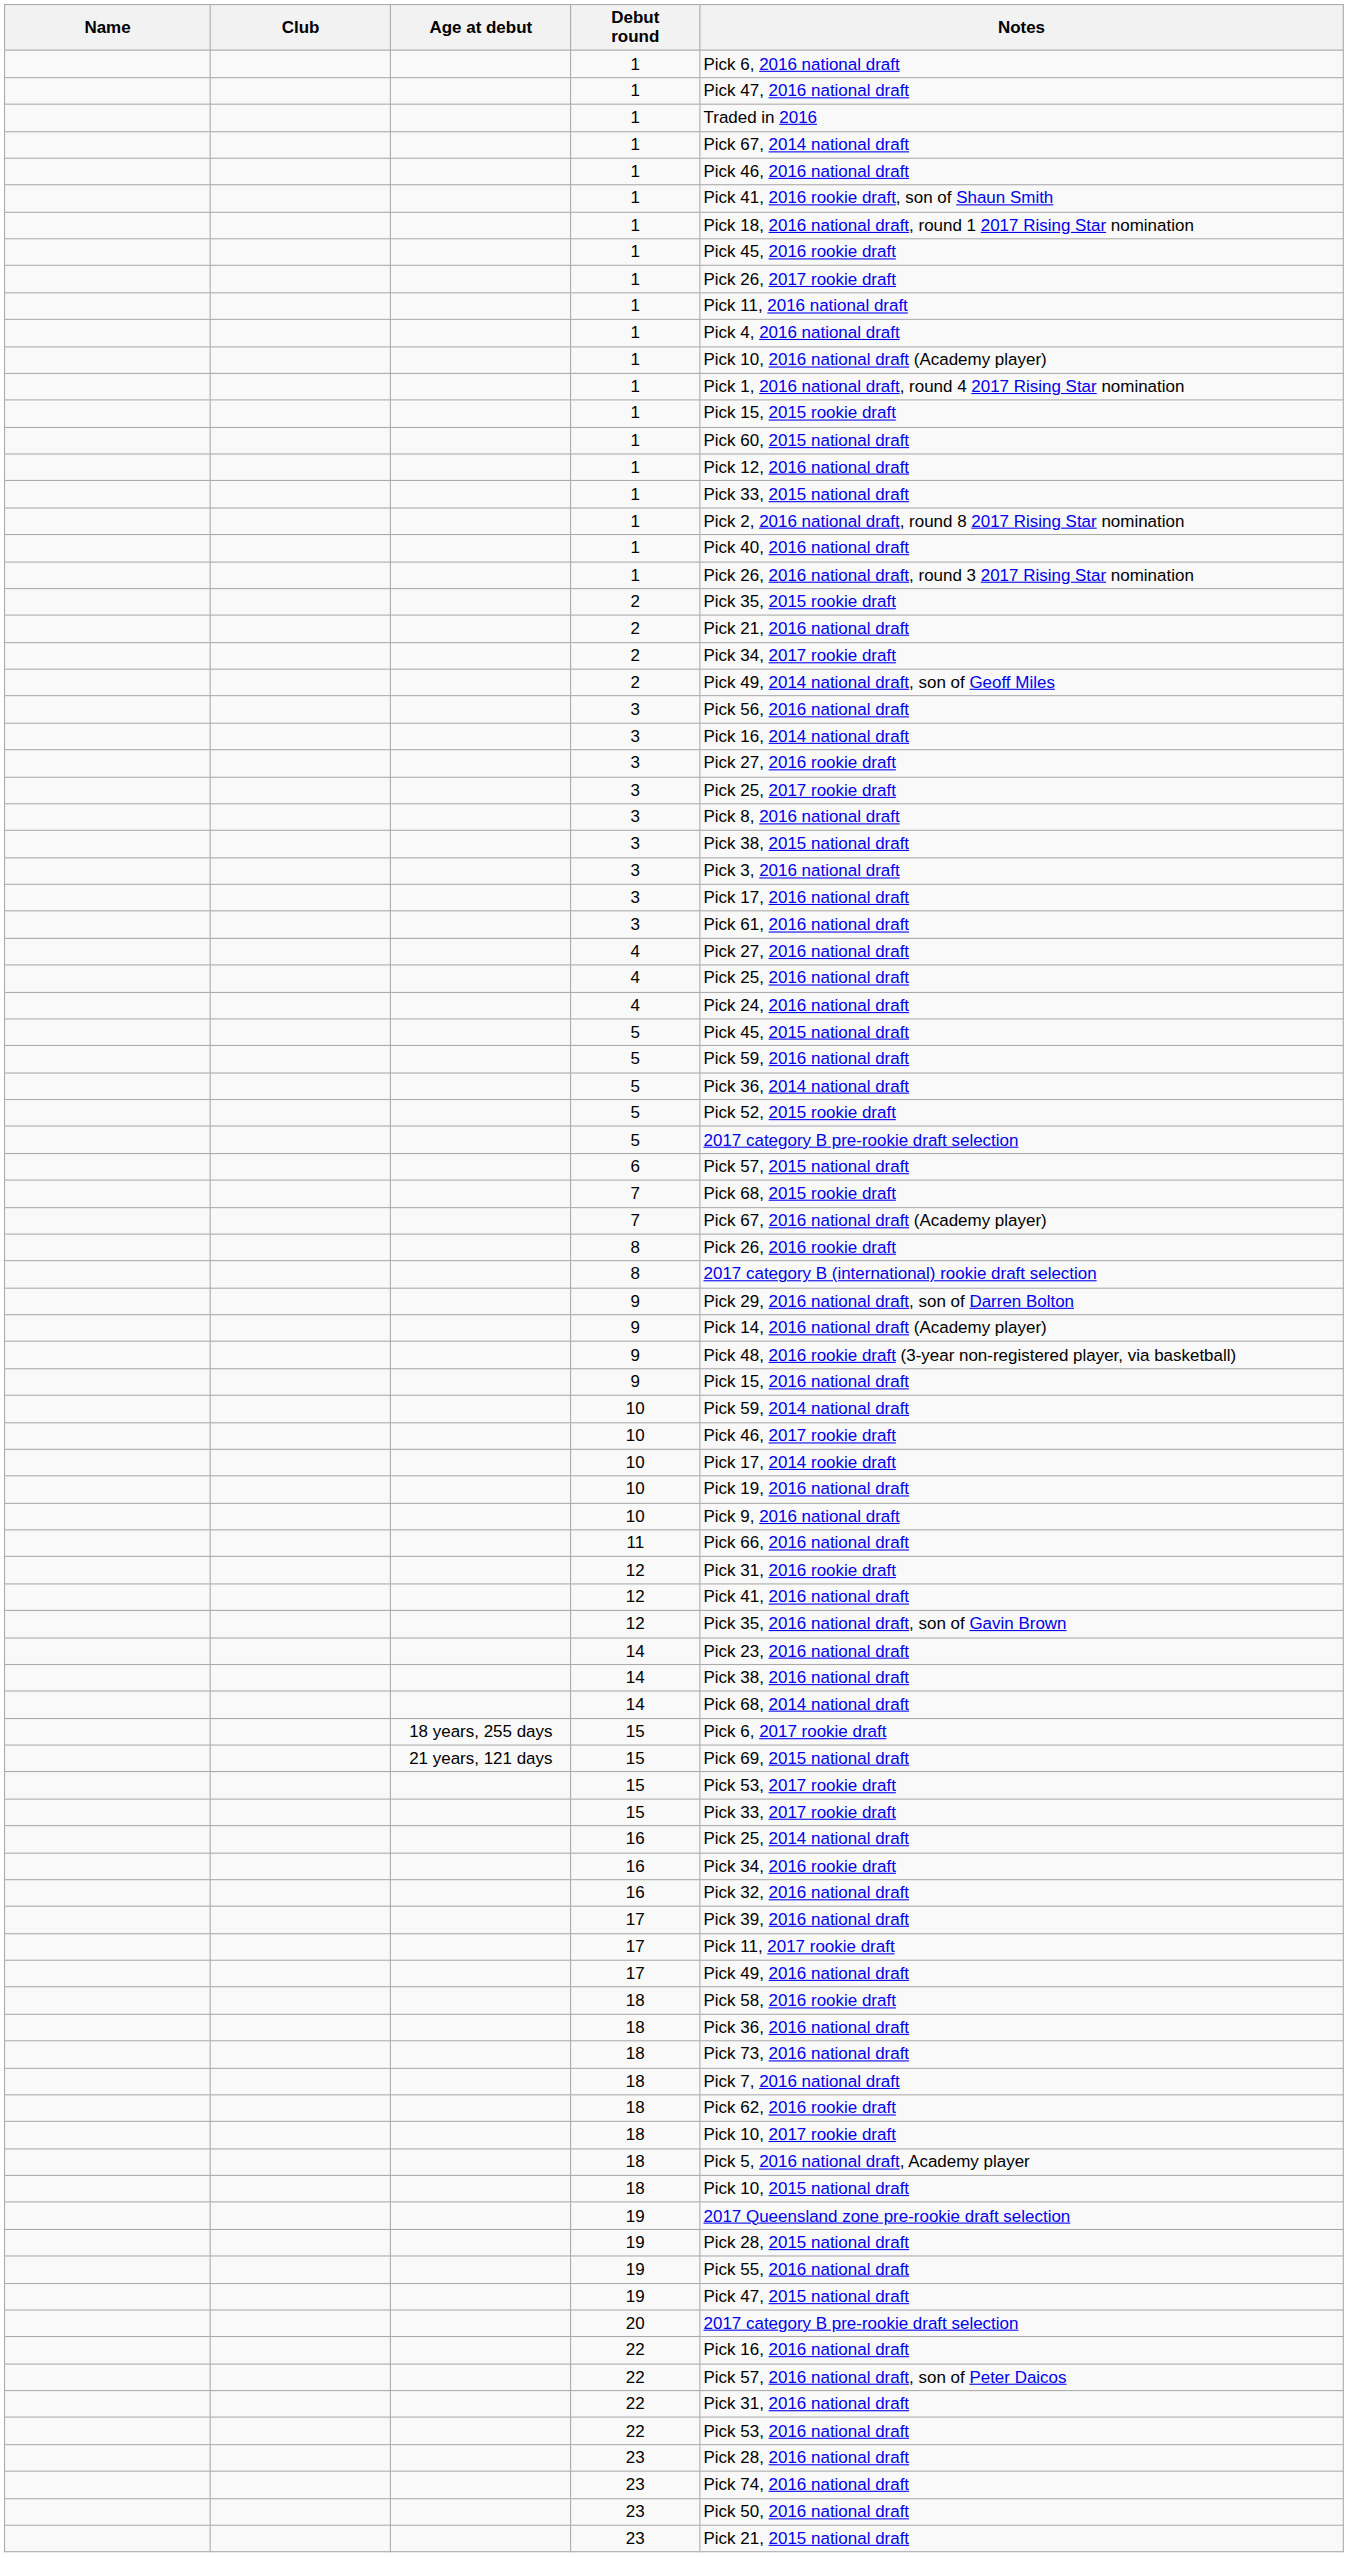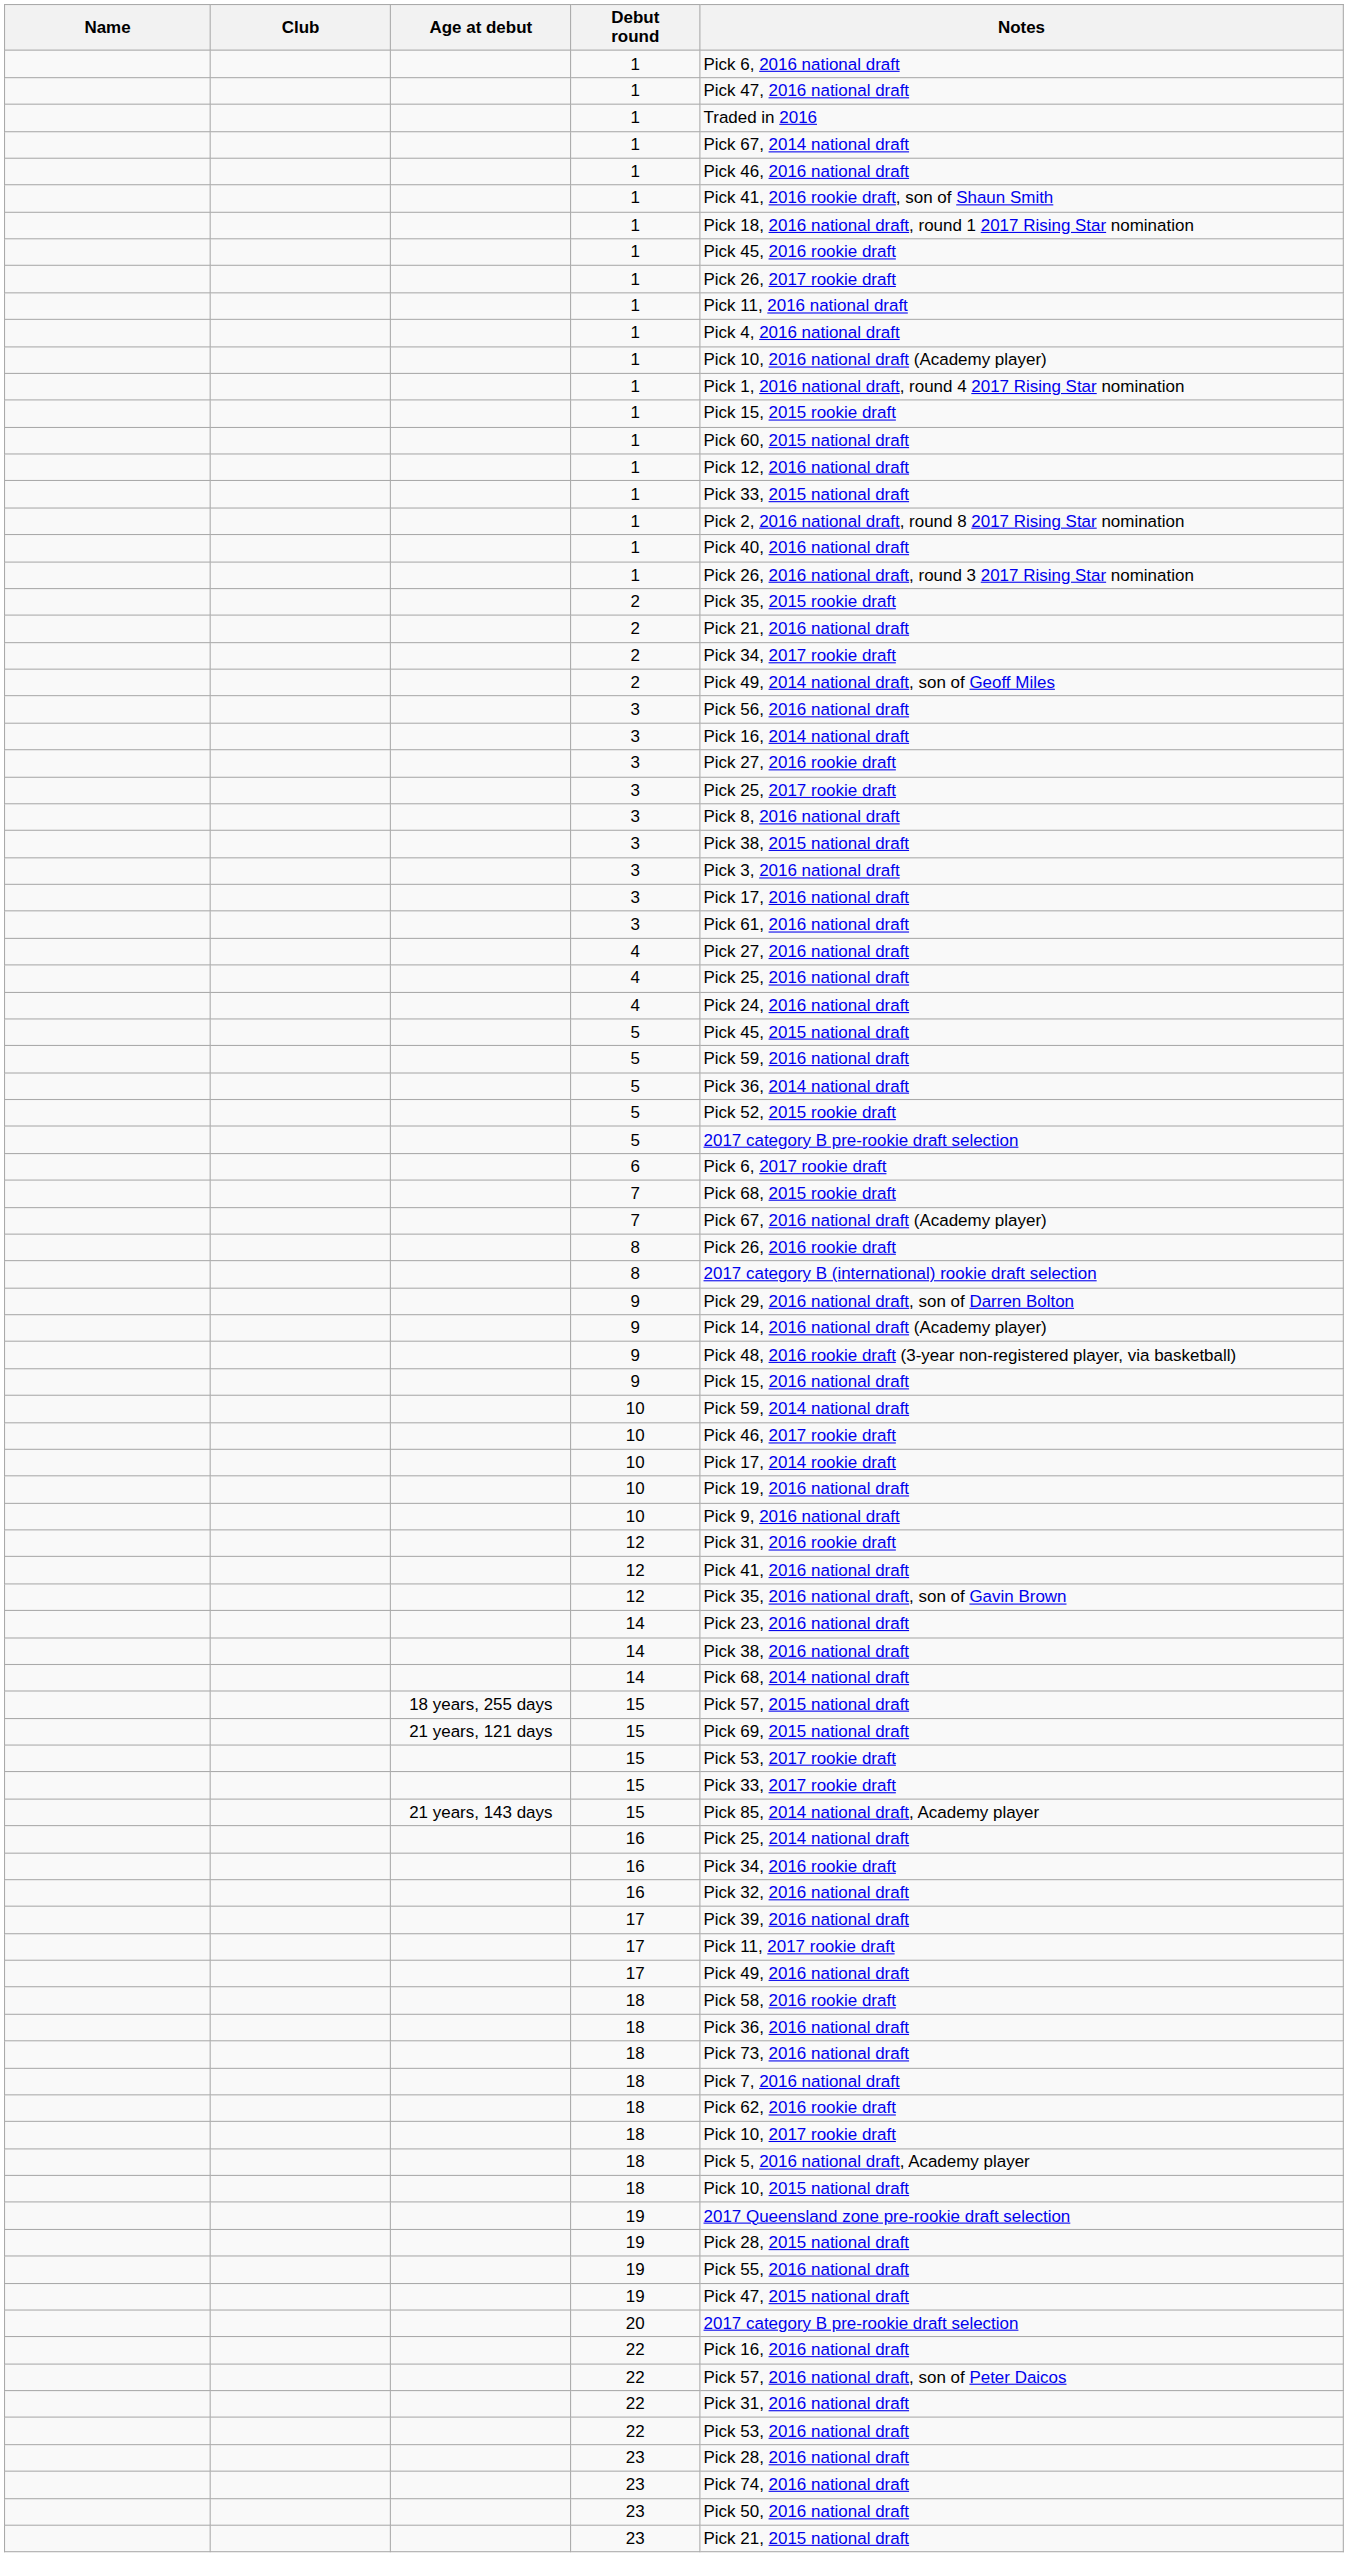(806, 1166) Pick 57, 2015 national draft -> (795, 1166) Pick 6, 2017 rookie draft
- row: (481, 1543)
(795, 1731) Pick 6, 2017 rookie draft -> (806, 1704) Pick 57, 2015 national draft
+ row: (481, 1812)
